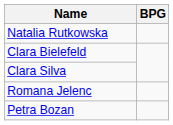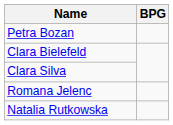rows swapped: (58, 33) <-> (41, 110)
